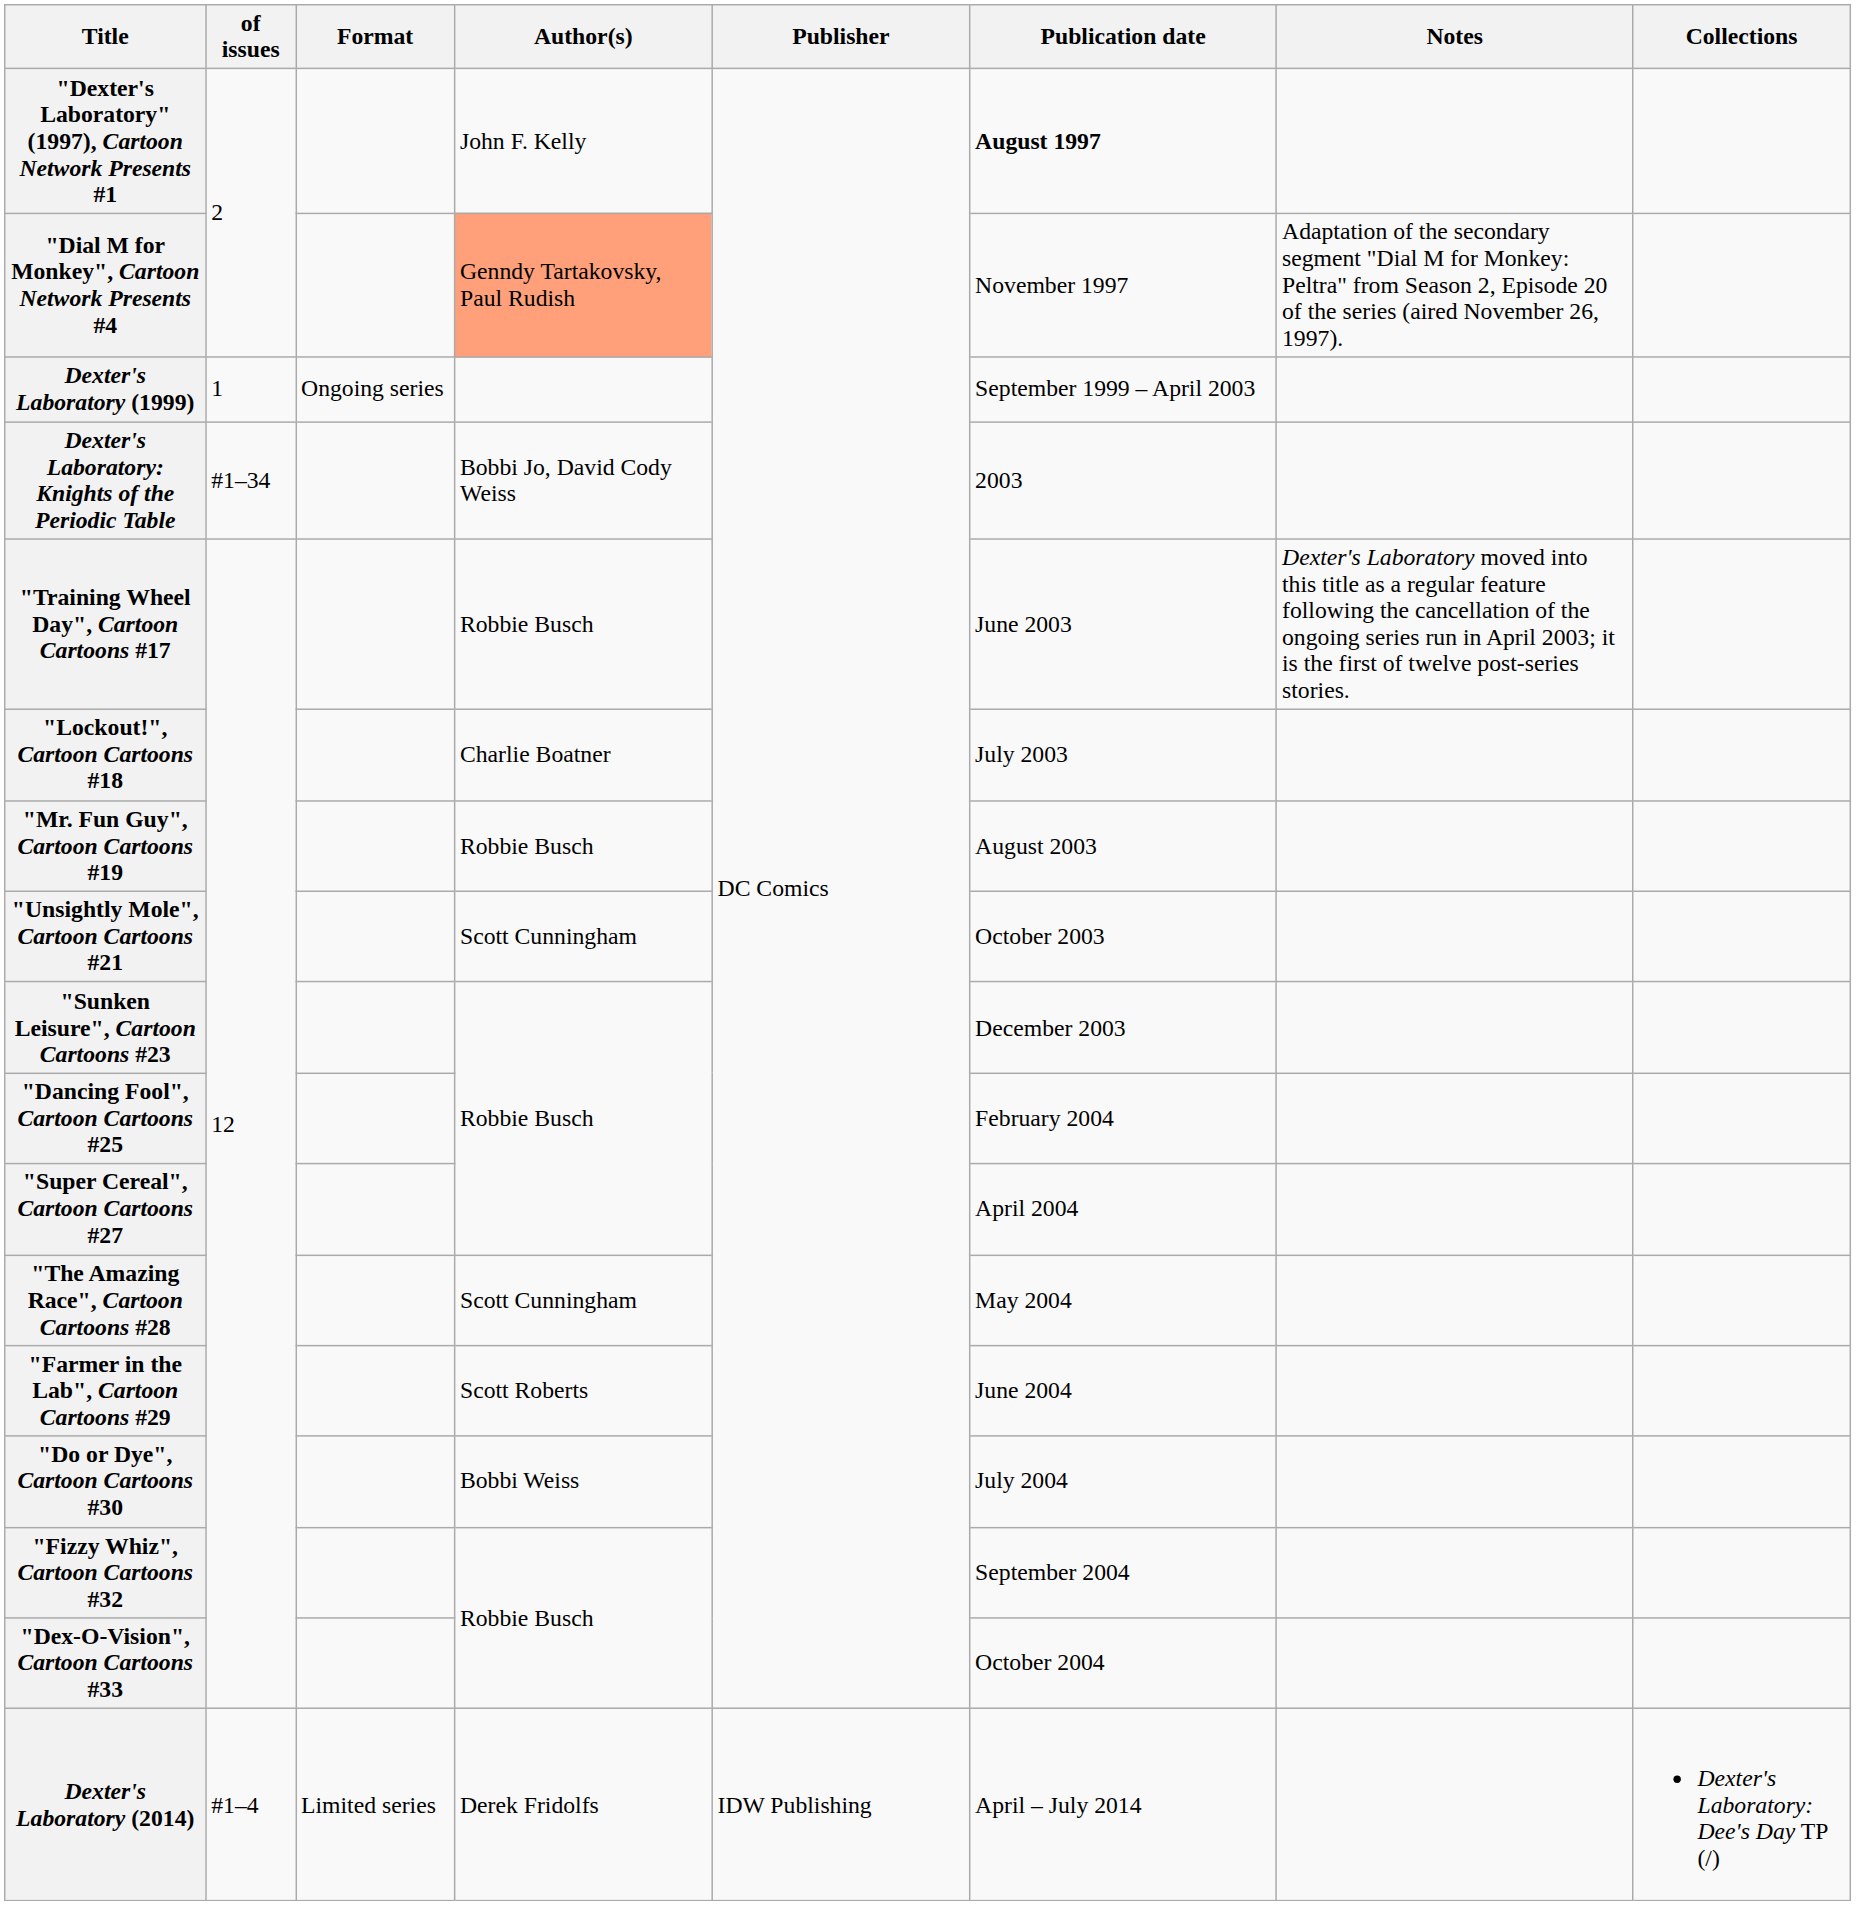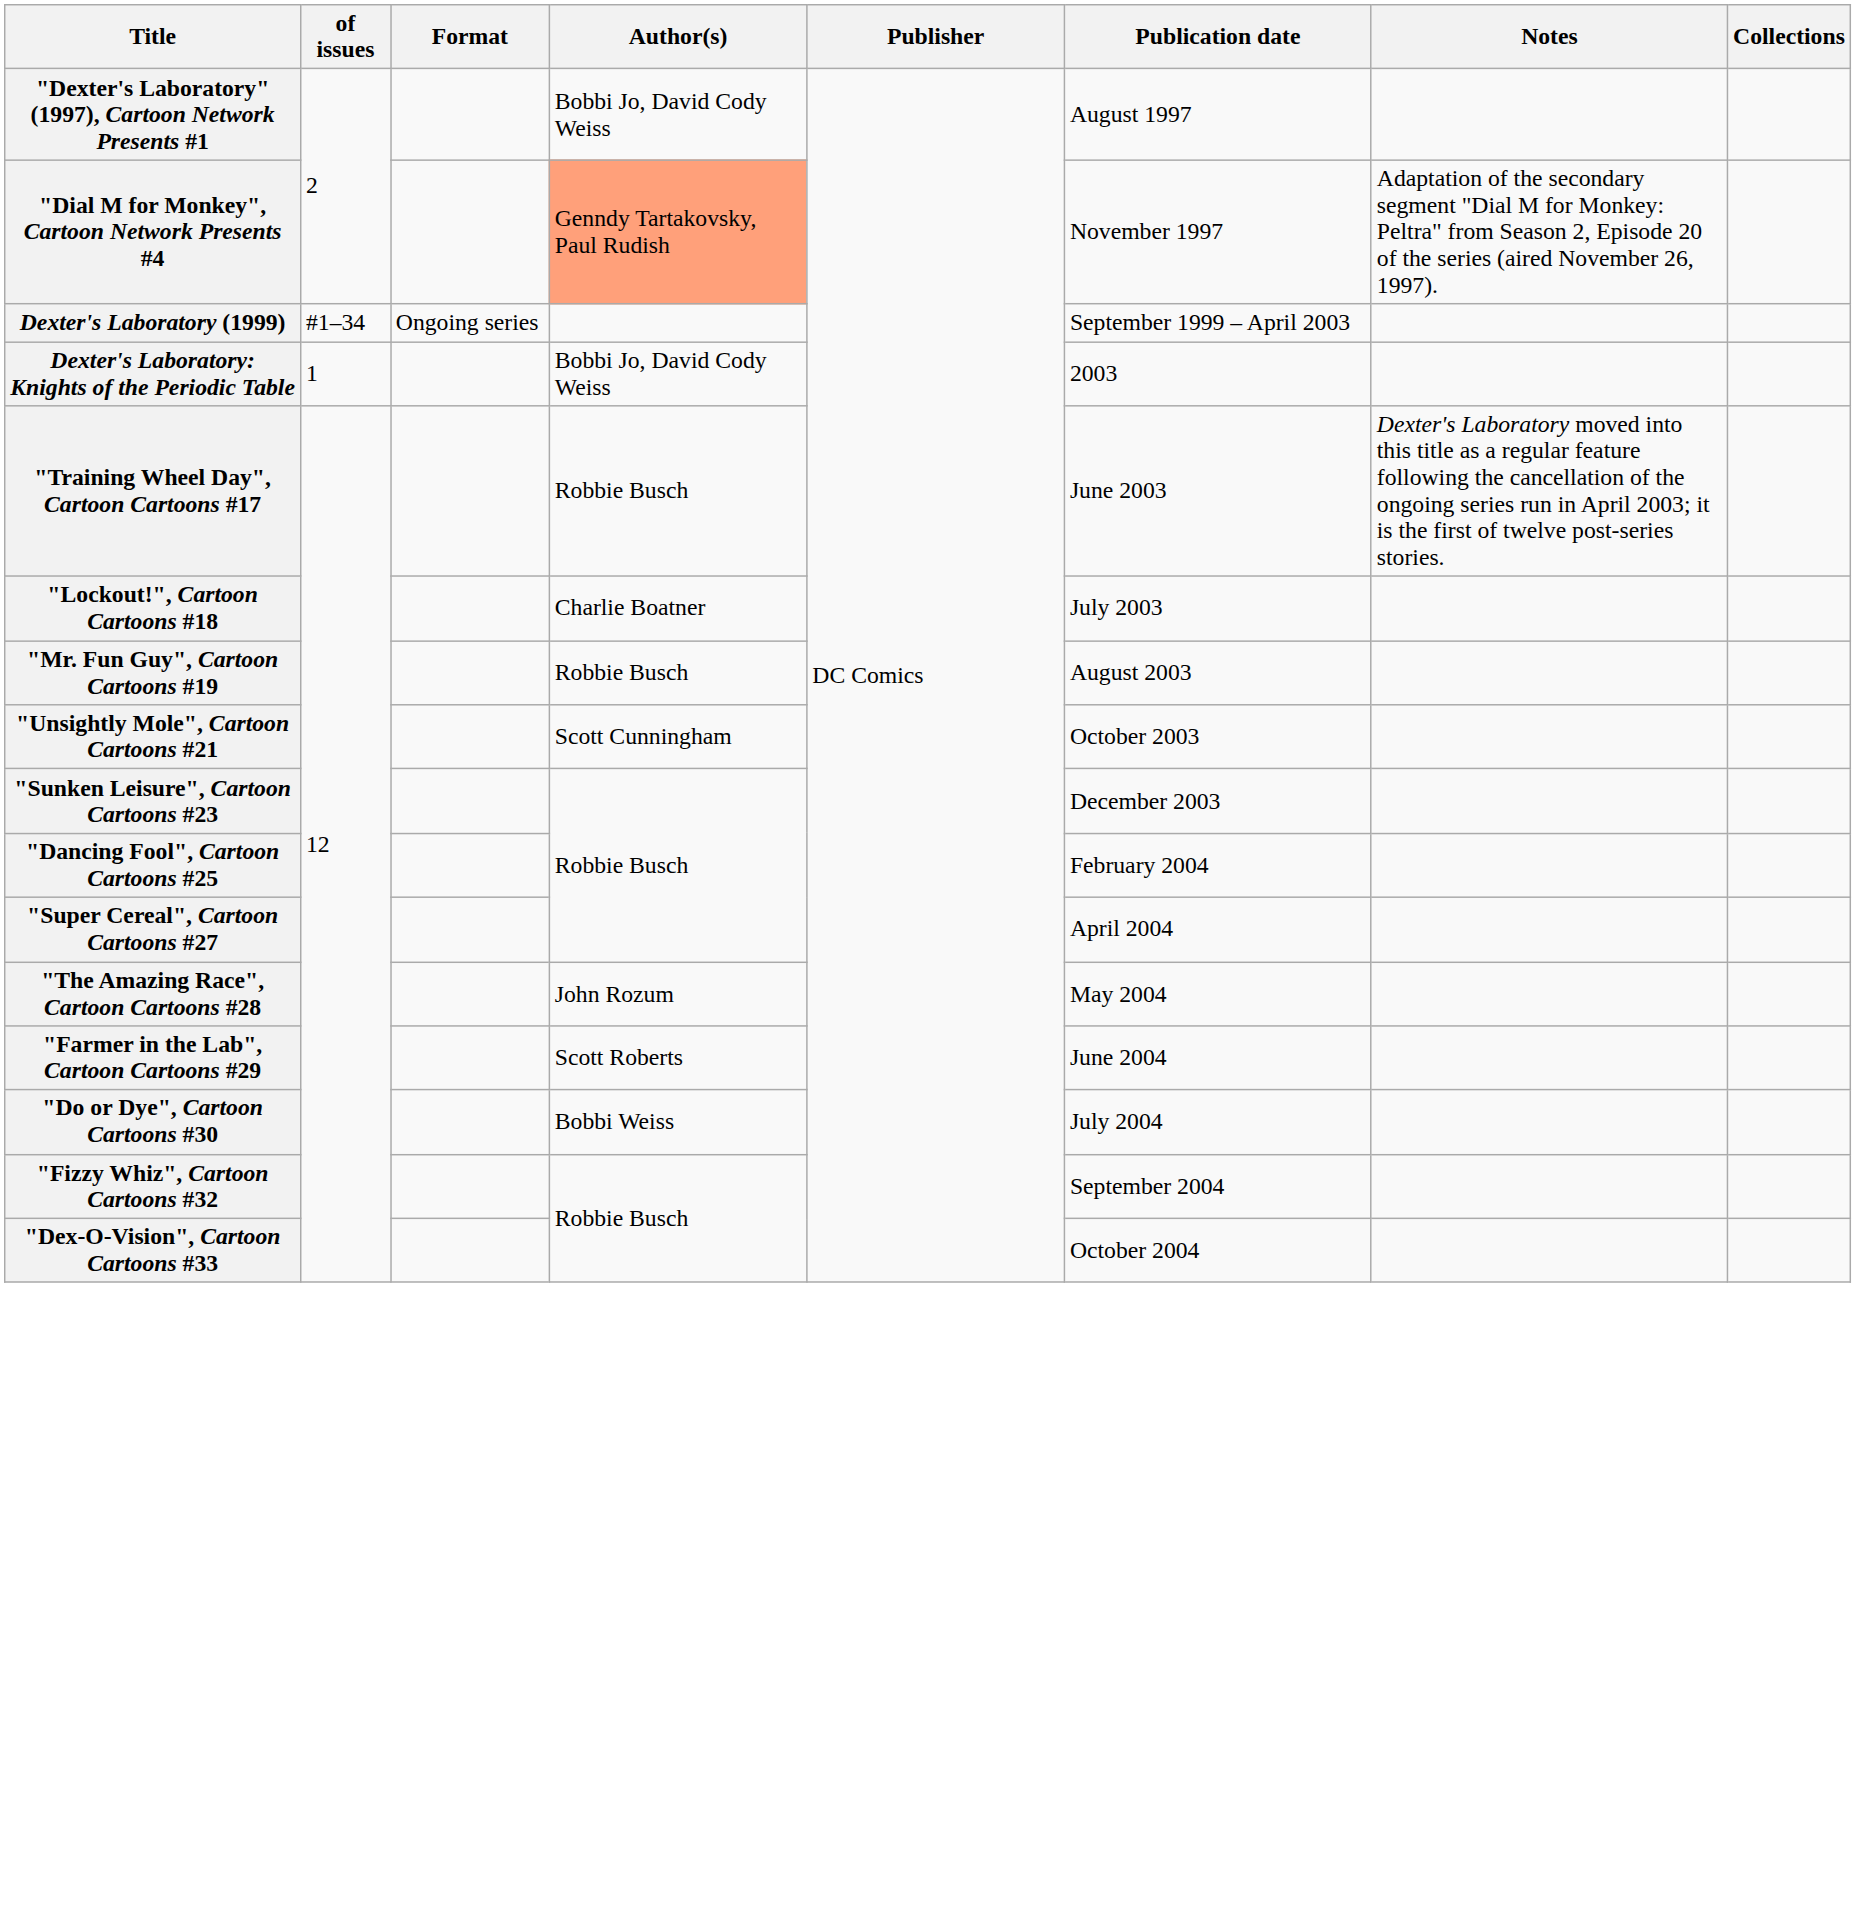(523, 140) John F. Kelly -> (661, 114) Bobbi Jo, David Cody Weiss
(1038, 140) bold -> (1131, 114) normal
(217, 389) 1 -> (336, 322) #1–34
(241, 479) #1–34 -> (312, 373) 1
(548, 1299) Scott Cunningham -> (614, 993) John Rozum
- row: (105, 1804)
